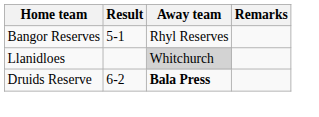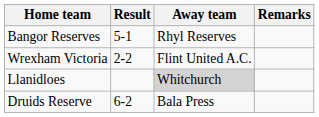+ row: (58, 58)
(180, 79) bold -> (186, 101) normal
